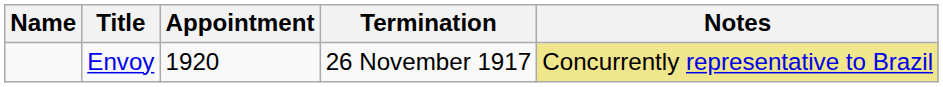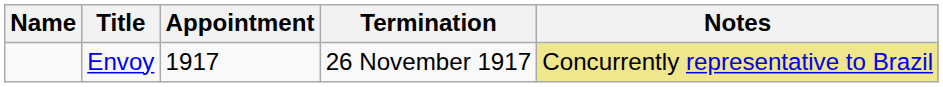(192, 61) 1920 -> (192, 61) 1917
